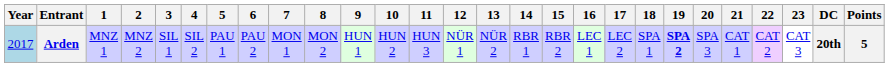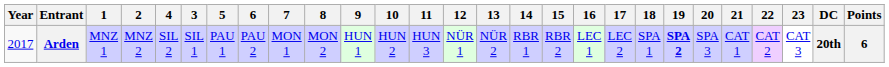columns swapped: (169, 14) <-> (194, 14)
(20, 43) lightblue background -> (20, 43) no background
(864, 43) 5 -> (864, 43) 6
